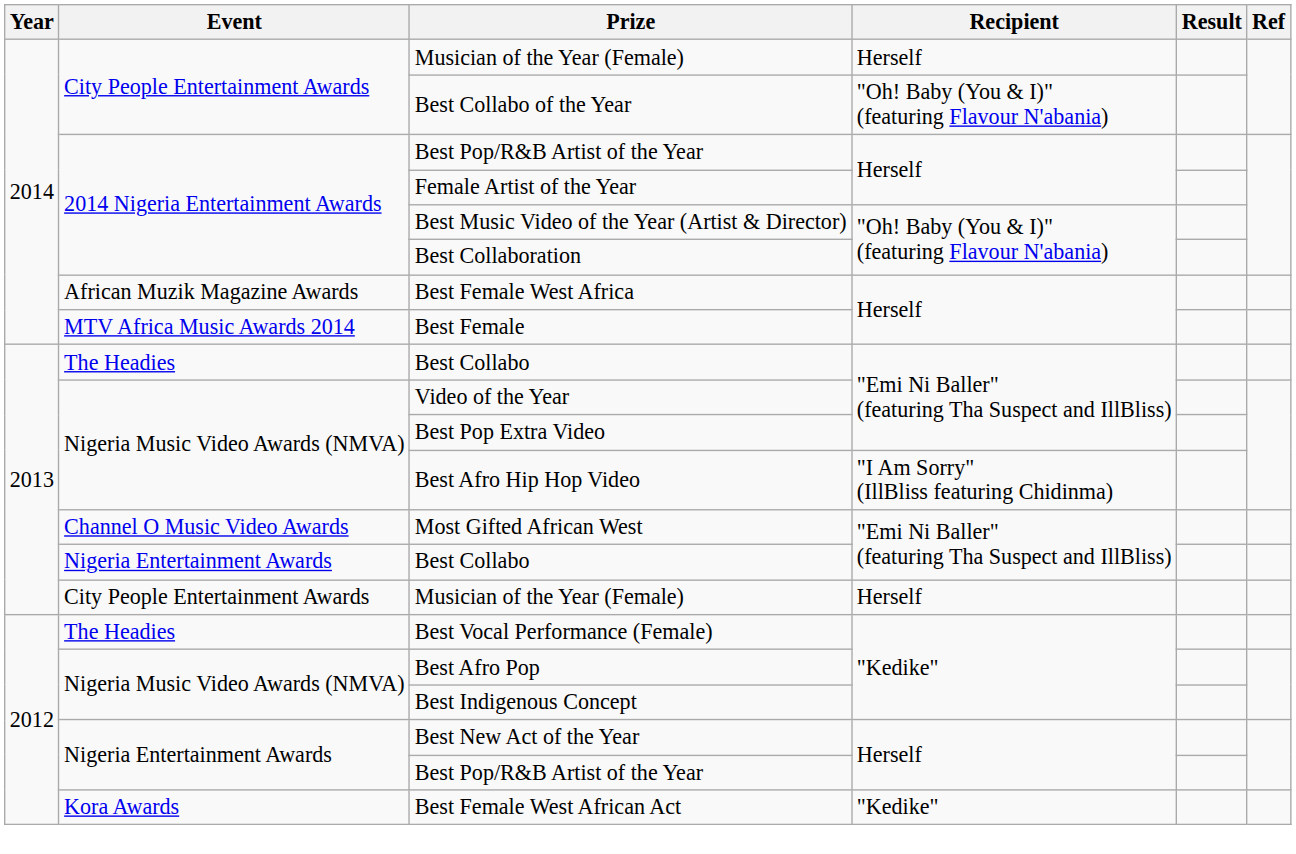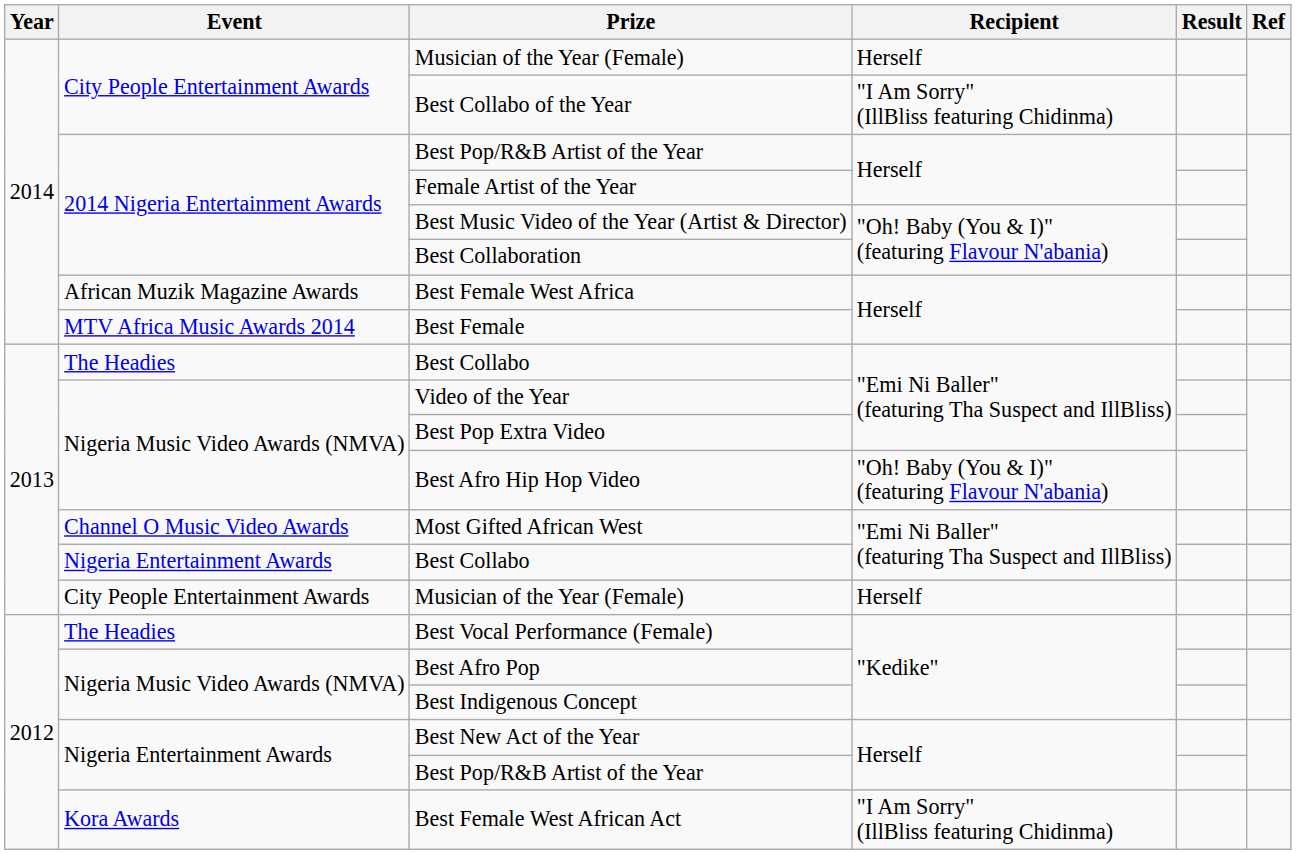(983, 104) "Oh! Baby (You & I)" (featuring Flavour N'abania) -> (985, 104) "I Am Sorry" (IllBliss featuring Chidinma)
(985, 479) "I Am Sorry" (IllBliss featuring Chidinma) -> (983, 479) "Oh! Baby (You & I)" (featuring Flavour N'abania)
(898, 807) "Kedike" -> (985, 819) "I Am Sorry" (IllBliss featuring Chidinma)
